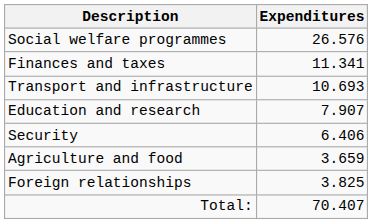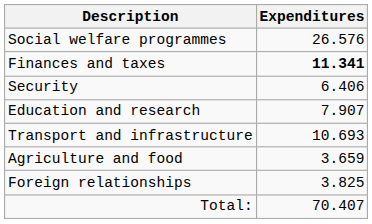(338, 64) normal -> (338, 64) bold
rows swapped: (130, 88) <-> (43, 135)
